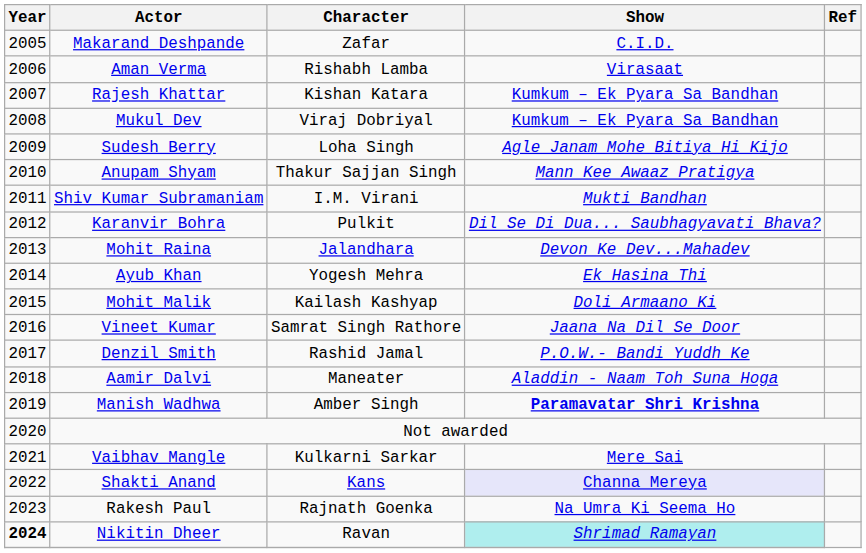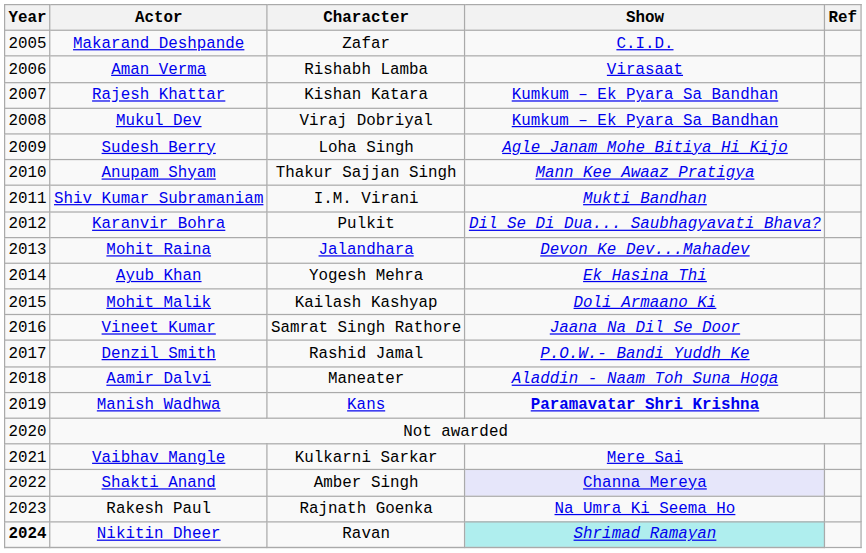(366, 405) Amber Singh -> (366, 405) Kans
(366, 483) Kans -> (366, 483) Amber Singh
